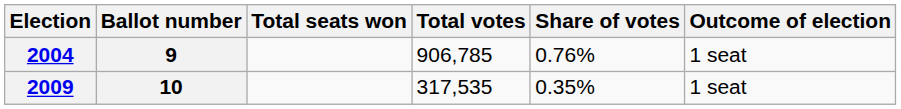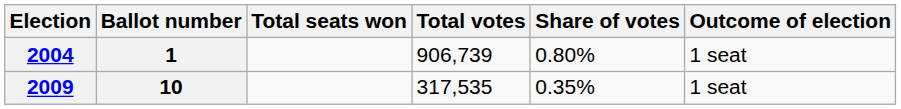(171, 54) 9 -> (171, 54) 1
(454, 54) 906,785 -> (454, 54) 906,739
(565, 54) 0.76% -> (565, 54) 0.80%
